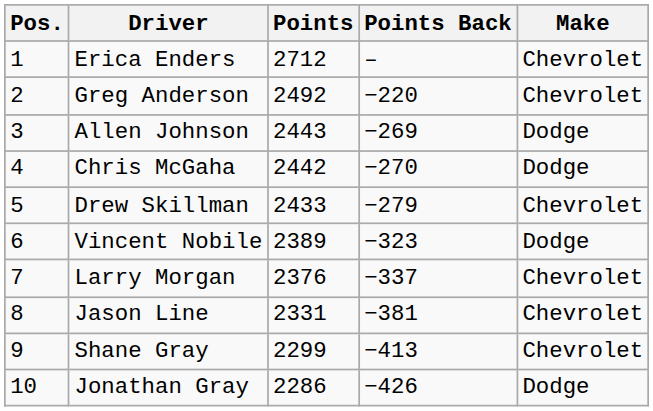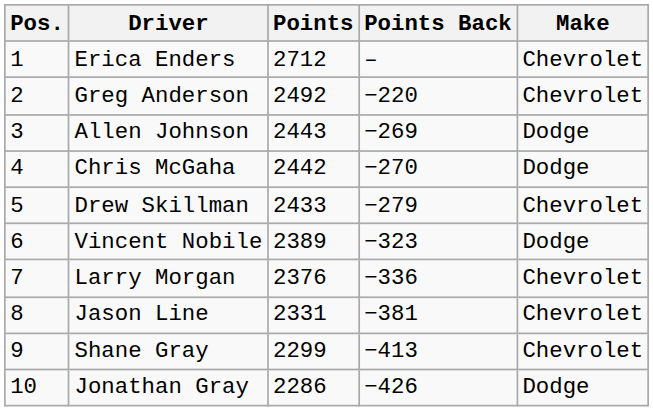(391, 278) −337 -> (391, 278) −336
